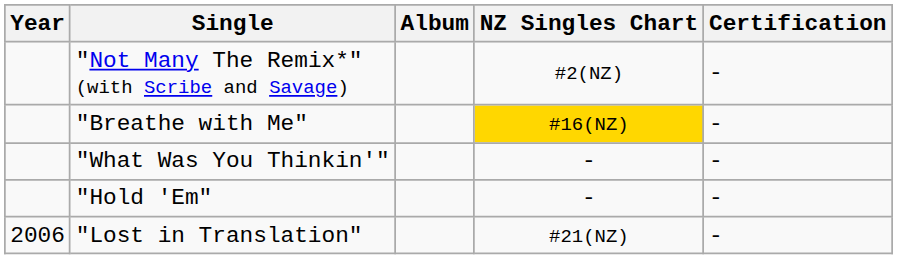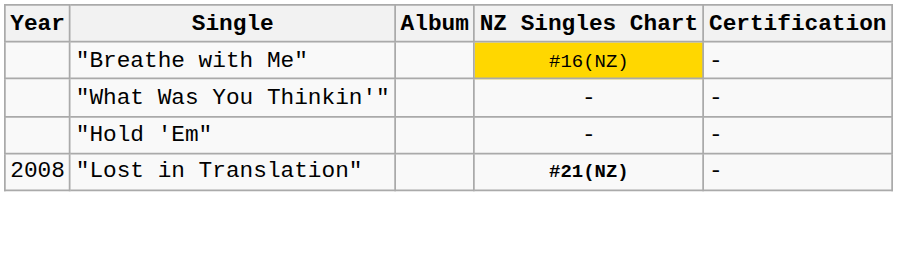- row: (219, 73)
(38, 235) 2006 -> (38, 172) 2008
(589, 236) normal -> (589, 172) bold
